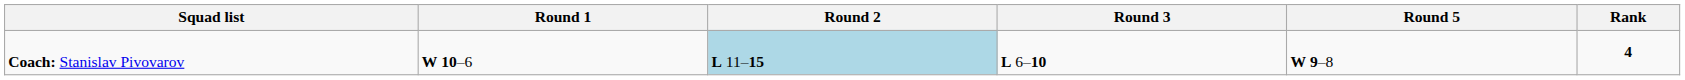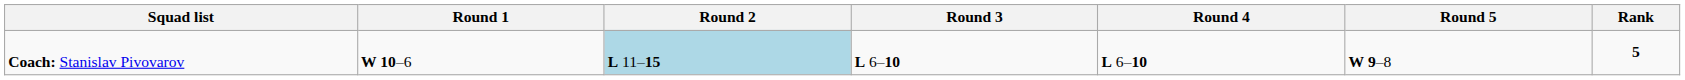+ column: (1221, 17)
(1628, 52) 4 -> (1636, 52) 5
